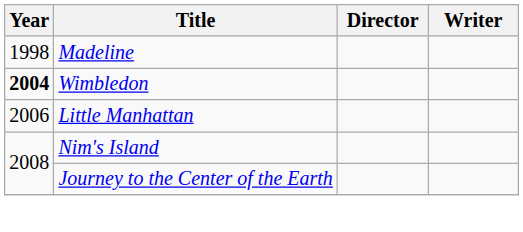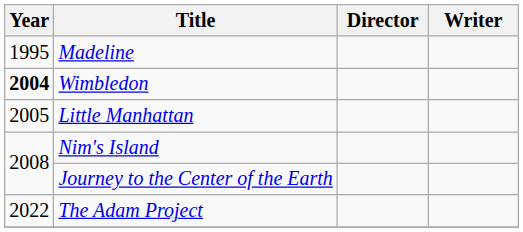(29, 52) 1998 -> (29, 52) 1995
(29, 115) 2006 -> (29, 115) 2005
+ row: (131, 210)
